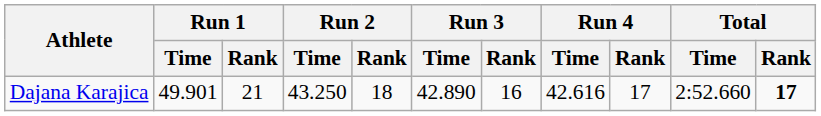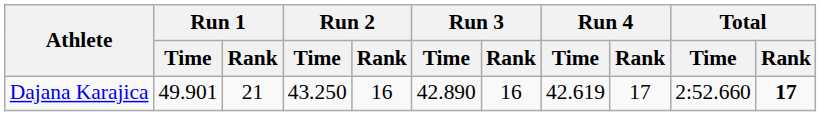(382, 93) 18 -> (382, 93) 16
(575, 93) 42.616 -> (575, 93) 42.619
